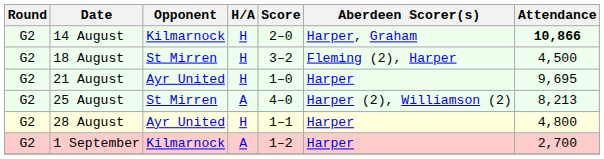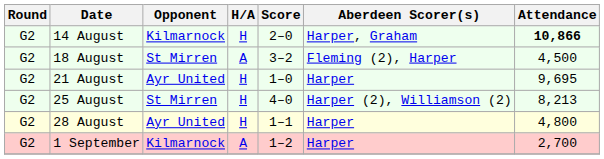(243, 58) H -> (243, 58) A
(243, 101) A -> (243, 101) H
